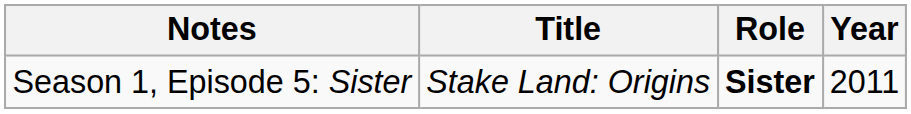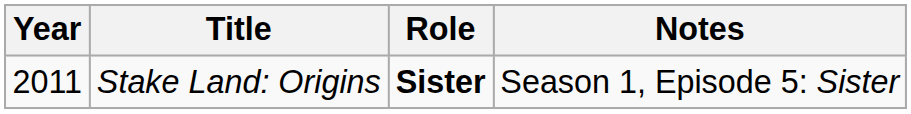columns swapped: (864, 30) <-> (212, 30)
